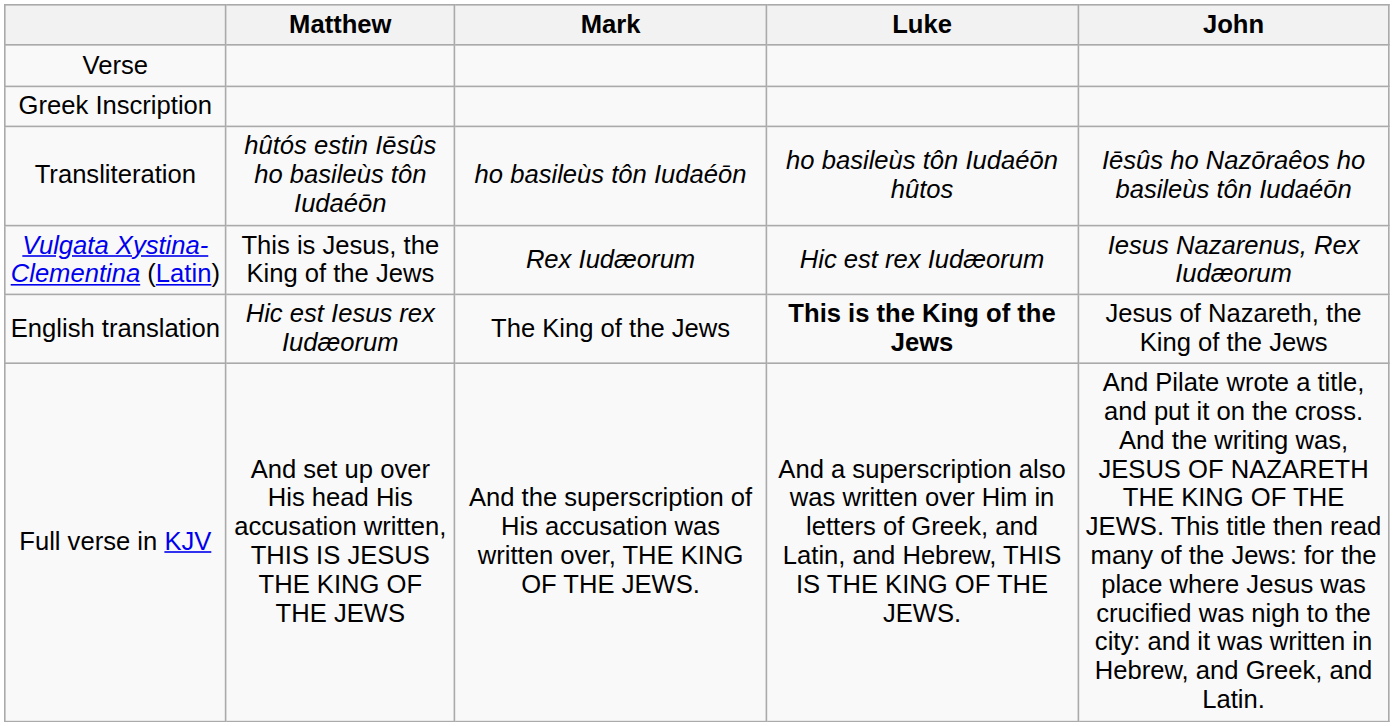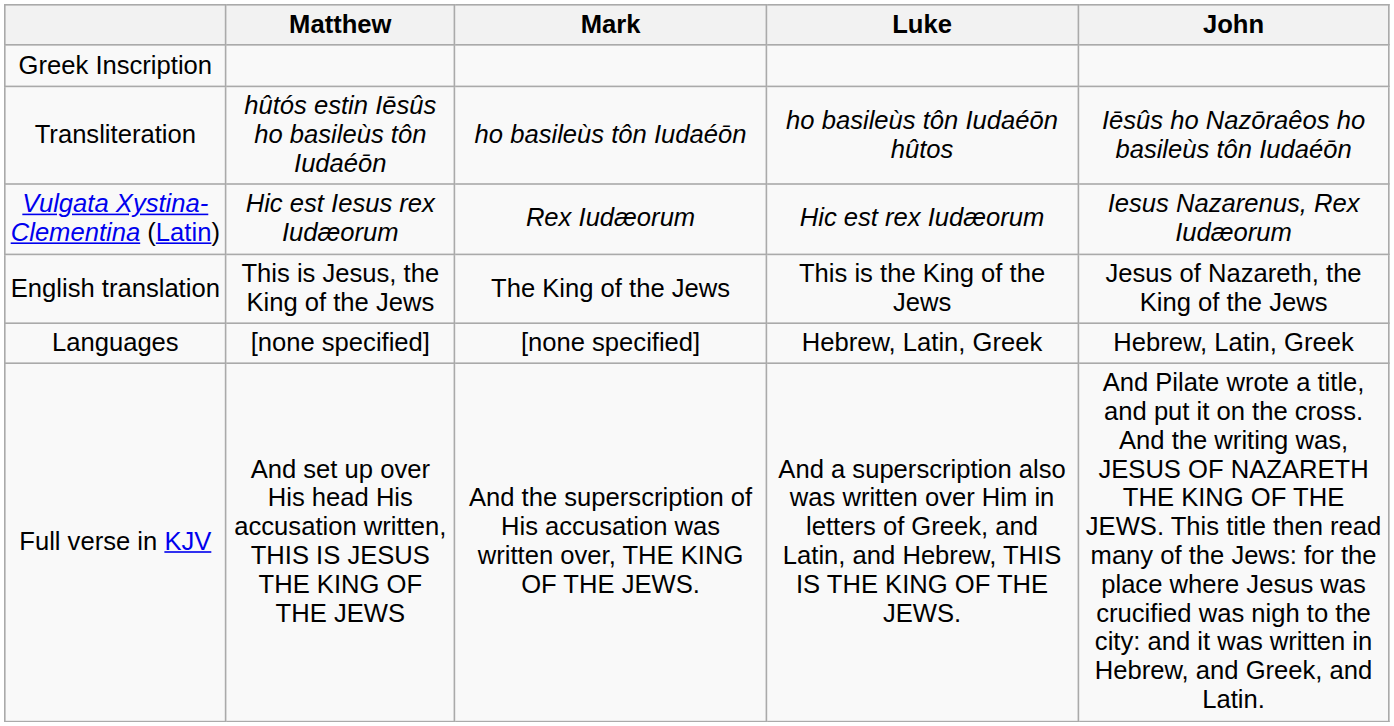- row: (115, 65)
(340, 259) This is Jesus, the King of the Jews -> (340, 218) Hic est Iesus rex Iudæorum
(340, 328) Hic est Iesus rex Iudæorum -> (340, 288) This is Jesus, the King of the Jews
(922, 328) bold -> (922, 288) normal
+ row: (115, 342)
